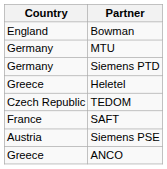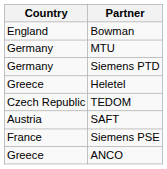(24, 119) France -> (24, 119) Austria
(24, 137) Austria -> (24, 137) France
